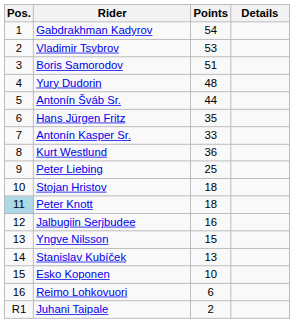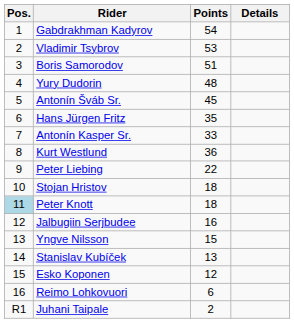(211, 100) 44 -> (211, 100) 45
(211, 170) 25 -> (211, 170) 22
(211, 274) 10 -> (211, 274) 12
